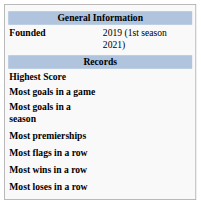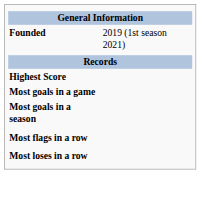- row: (48, 136)
- row: (48, 170)
